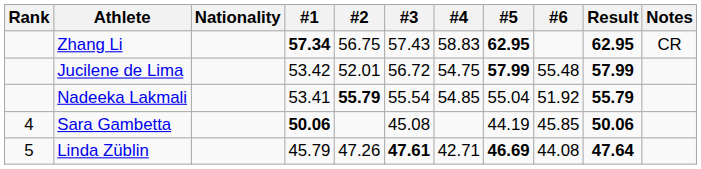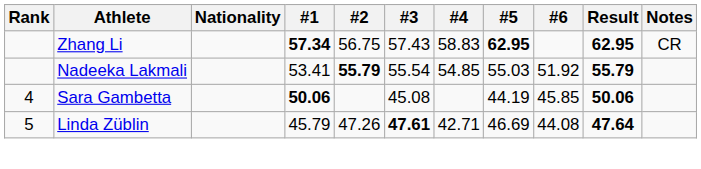- row: (120, 71)
(509, 97) 55.04 -> (509, 71) 55.03
(509, 151) bold -> (509, 124) normal
